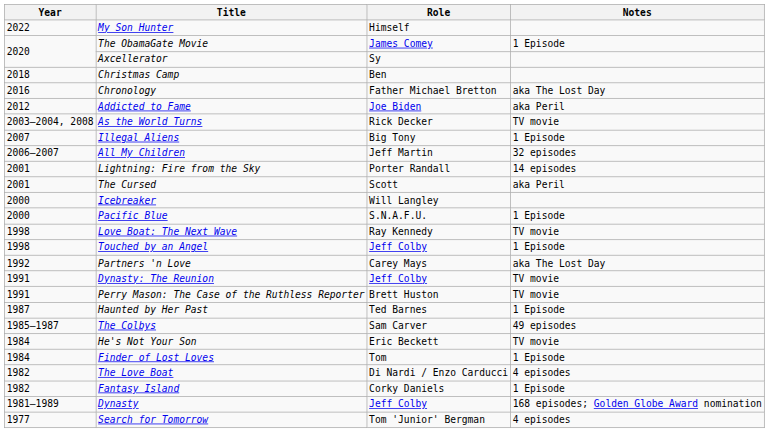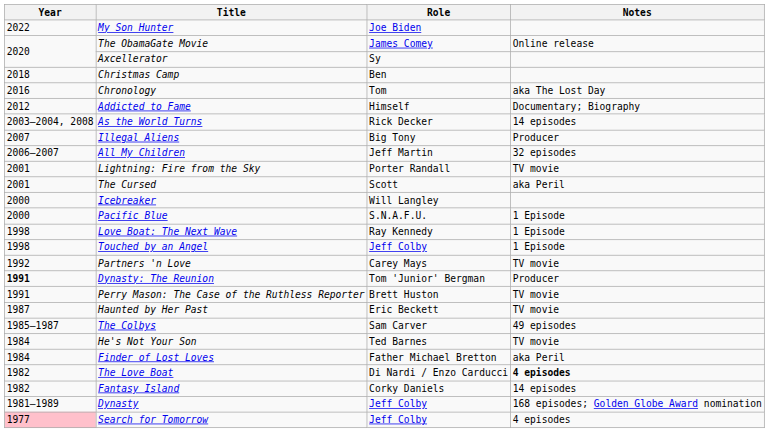(389, 28) Himself -> (395, 28) Joe Biden
(539, 44) 1 Episode -> (553, 44) Online release
(433, 91) Father Michael Bretton -> (378, 91) Tom
(395, 106) Joe Biden -> (389, 106) Himself
(539, 106) aka Peril -> (576, 106) Documentary; Biography
(536, 122) TV movie -> (545, 122) 14 episodes
(539, 138) 1 Episode -> (536, 138) Producer
(545, 169) 14 episodes -> (536, 169) TV movie
(536, 232) TV movie -> (539, 232) 1 Episode
(559, 263) aka The Lost Day -> (536, 263) TV movie
(18, 279) normal -> (18, 279) bold
(398, 279) Jeff Colby -> (427, 279) Tom 'Junior' Bergman
(536, 279) TV movie -> (536, 279) Producer
(398, 310) Ted Barnes -> (404, 310) Eric Beckett
(539, 310) 1 Episode -> (536, 310) TV movie
(404, 341) Eric Beckett -> (398, 341) Ted Barnes
(378, 357) Tom -> (433, 357) Father Michael Bretton
(539, 357) 1 Episode -> (539, 357) aka Peril
(542, 373) normal -> (542, 373) bold
(539, 388) 1 Episode -> (545, 388) 14 episodes
(18, 420) no background -> (18, 420) pink background
(427, 420) Tom 'Junior' Bergman -> (398, 420) Jeff Colby
